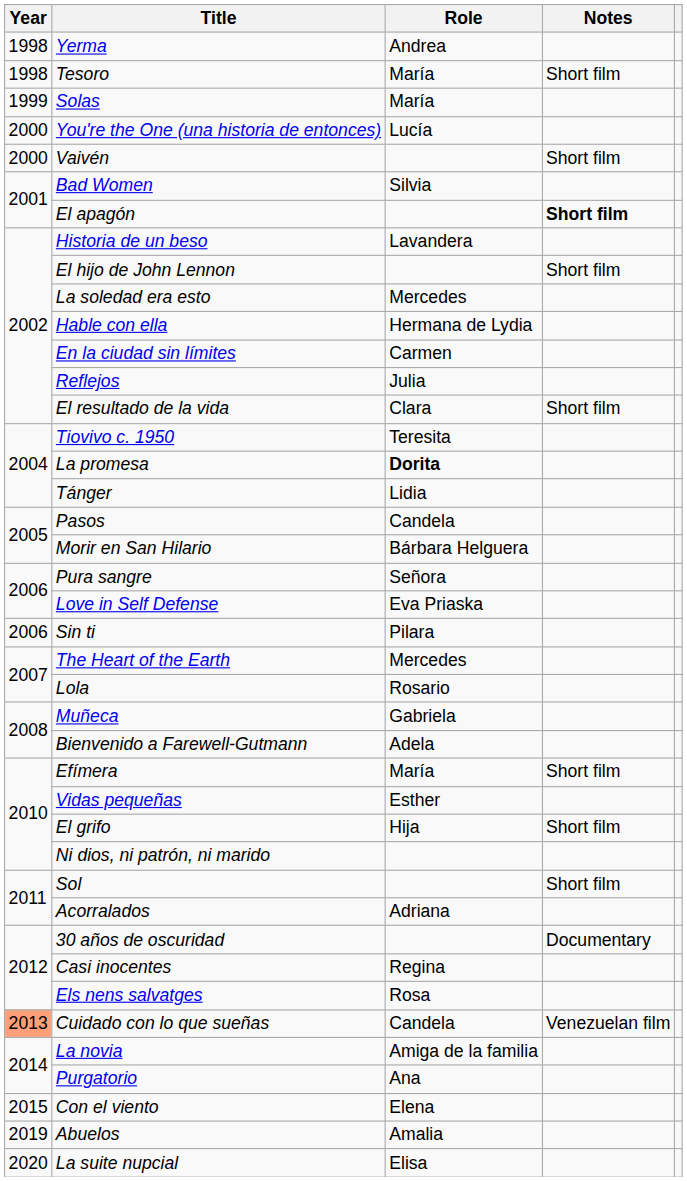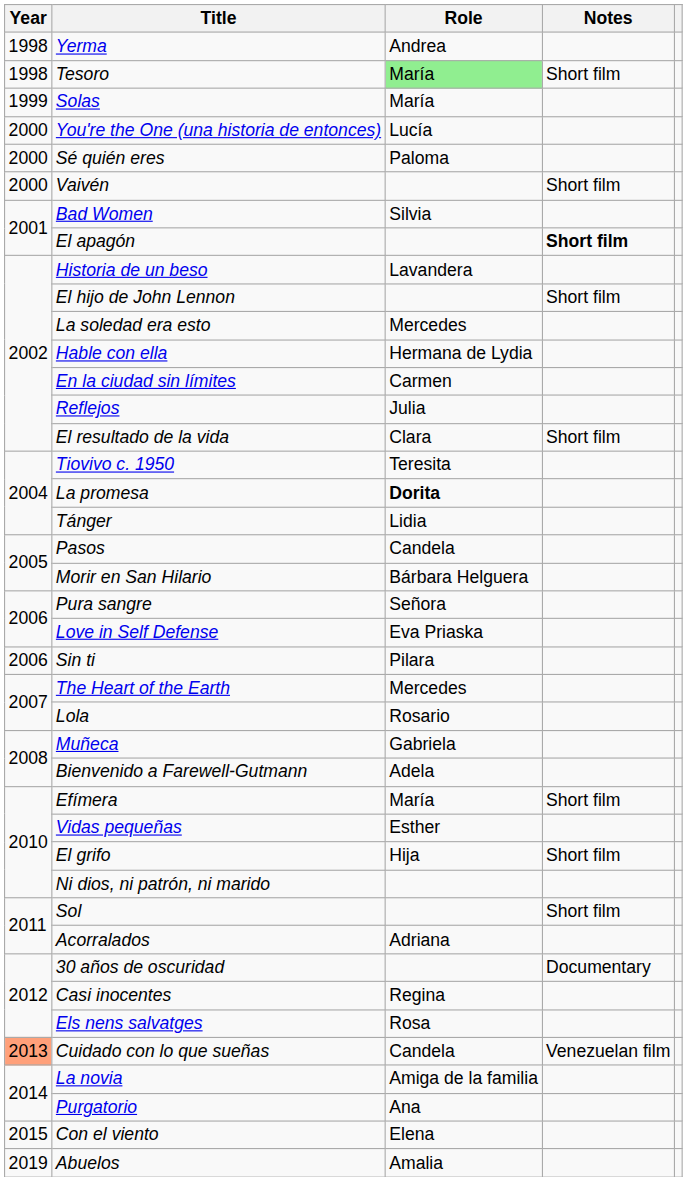(412, 74) no background -> (412, 74) lightgreen background
+ row: (110, 158)
- row: (117, 1162)
